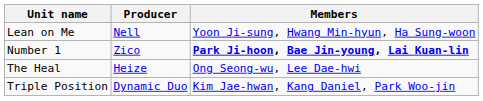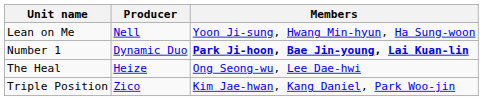(127, 50) Zico -> (150, 50) Dynamic Duo
(150, 86) Dynamic Duo -> (127, 86) Zico
